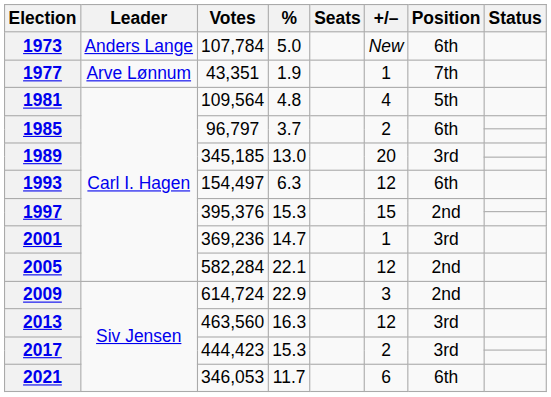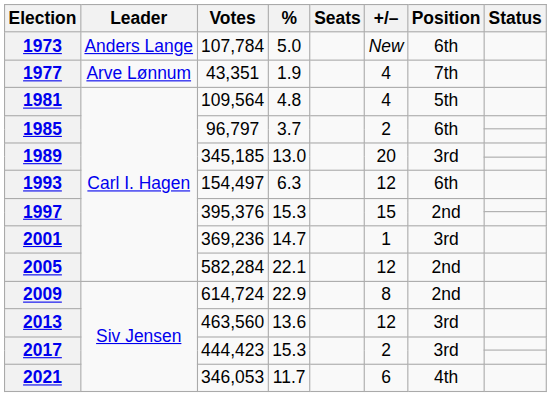(386, 73) 1 -> (386, 73) 4
(386, 294) 3 -> (386, 294) 8
(289, 322) 16.3 -> (289, 322) 13.6
(446, 377) 6th -> (446, 377) 4th
